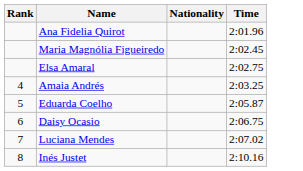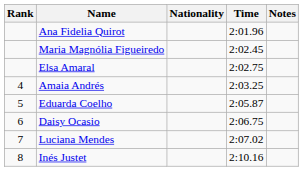+ column: (282, 13)
